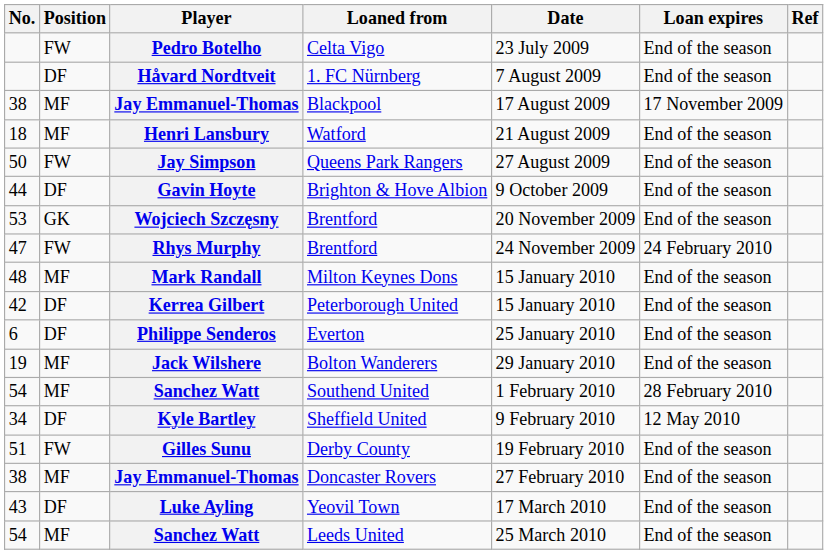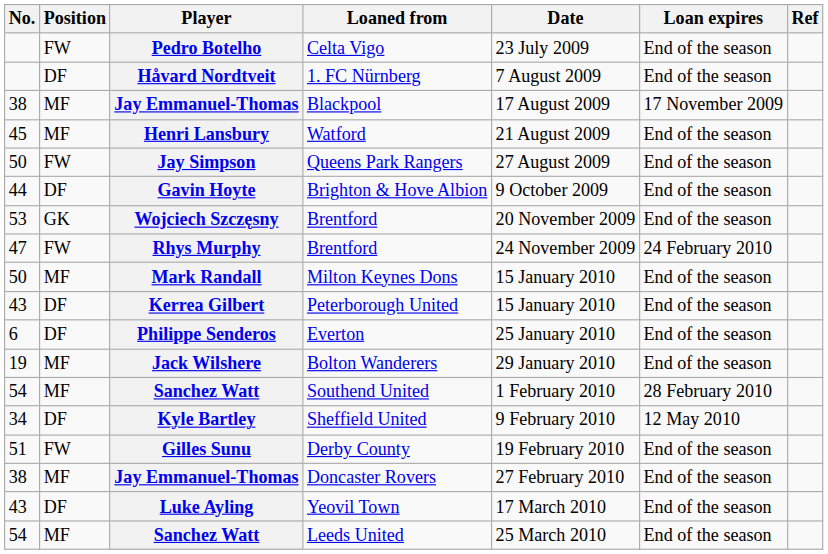(18, 133) 18 -> (18, 133) 45
(18, 276) 48 -> (18, 276) 50
(18, 305) 42 -> (18, 305) 43
